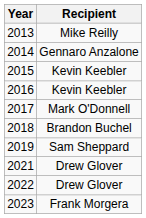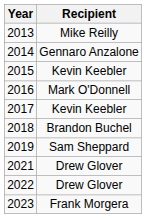(89, 90) Kevin Keebler -> (89, 90) Mark O'Donnell
(89, 109) Mark O'Donnell -> (89, 109) Kevin Keebler
